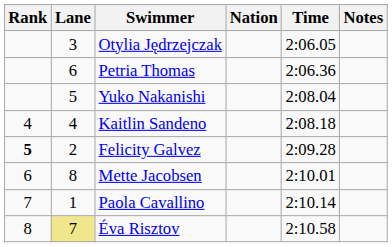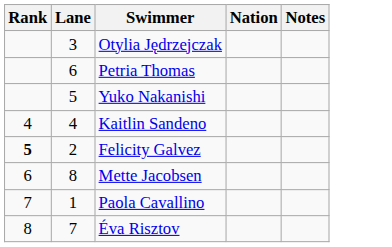- column: (311, 17)
(73, 228) khaki background -> (73, 228) no background
